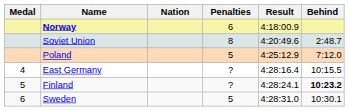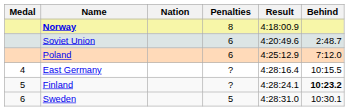(231, 27) 6 -> (231, 27) 8
(231, 41) 8 -> (231, 41) 6
(231, 56) 5 -> (231, 56) 6
